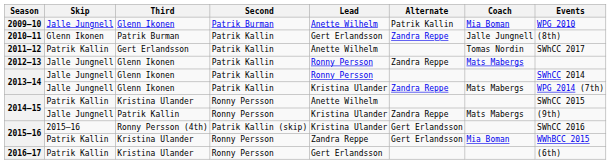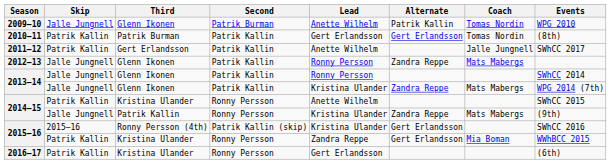(488, 24) Mia Boman -> (495, 24) Tomas Nordin
(75, 37) Glenn Ikonen -> (78, 37) Patrik Kallin
(420, 37) Zandra Reppe -> (427, 37) Gert Erlandsson
(500, 37) Jalle Jungnell -> (495, 37) Tomas Nordin
(495, 50) Tomas Nordin -> (500, 50) Jalle Jungnell
